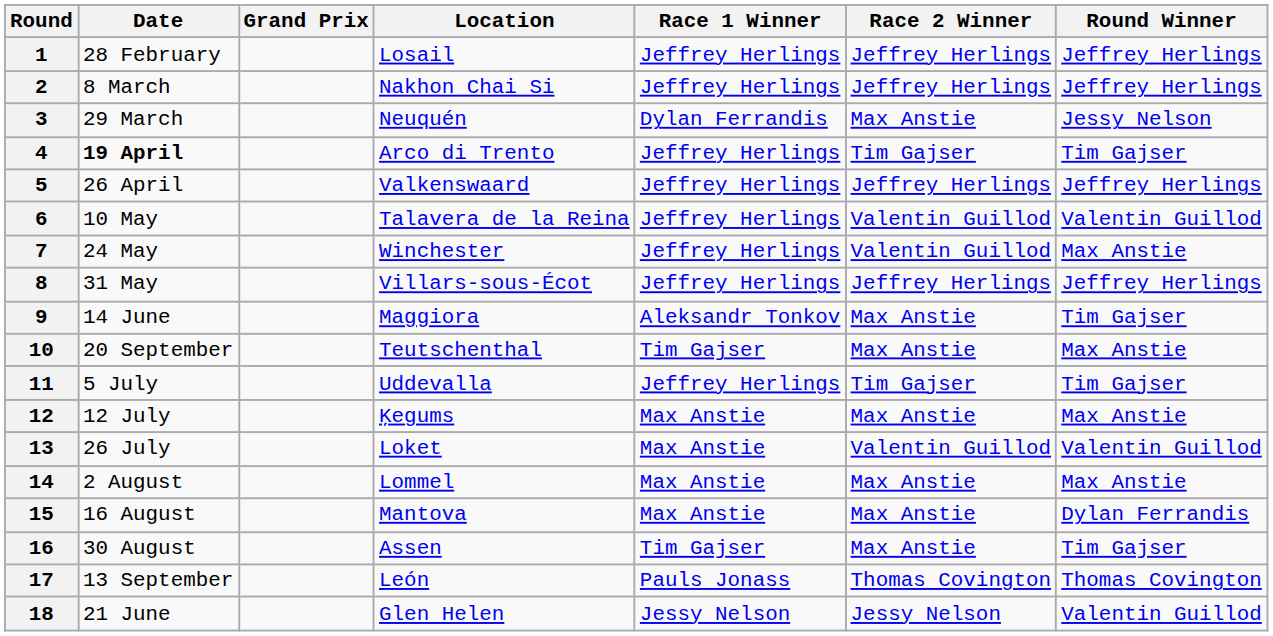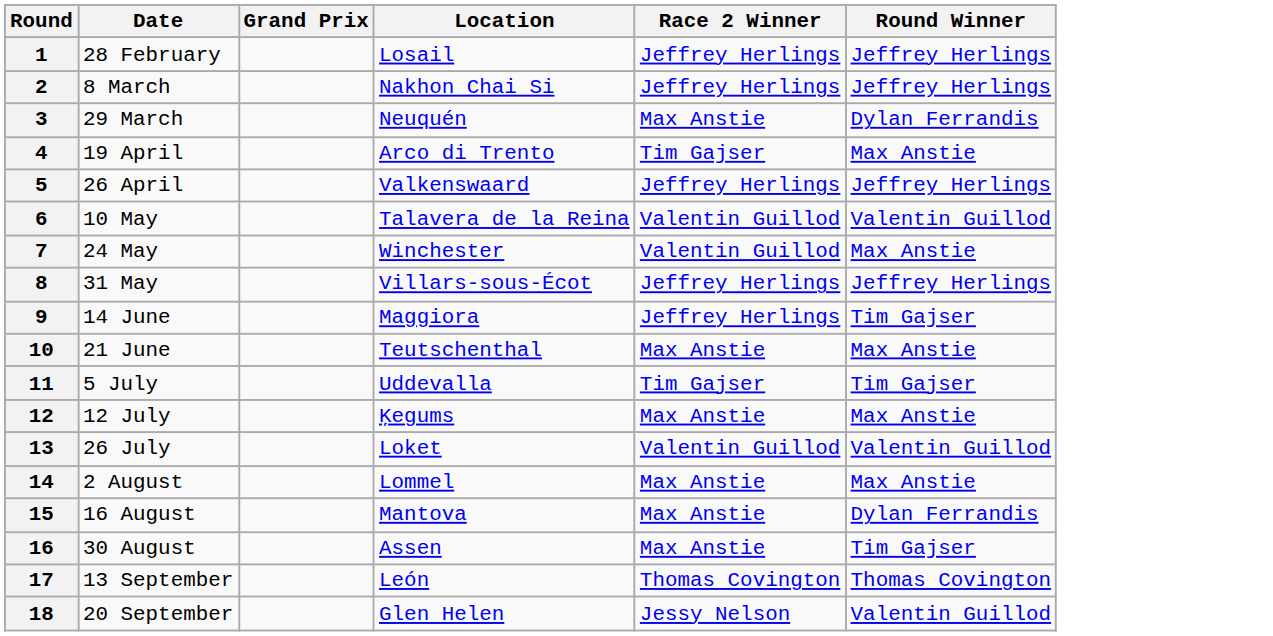- column: (740, 21)
(1136, 120) Jessy Nelson -> (945, 120) Dylan Ferrandis
(133, 153) bold -> (133, 153) normal
(1124, 153) Tim Gajser -> (913, 153) Max Anstie
(913, 318) Max Anstie -> (740, 318) Jeffrey Herlings
(158, 350) 20 September -> (127, 350) 21 June
(127, 614) 21 June -> (158, 614) 20 September
